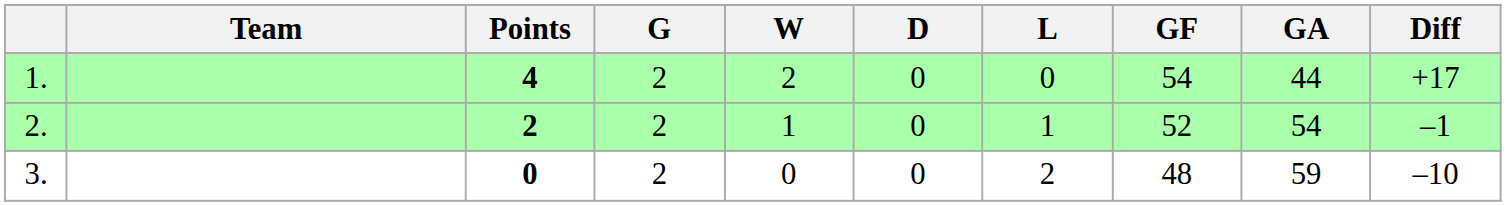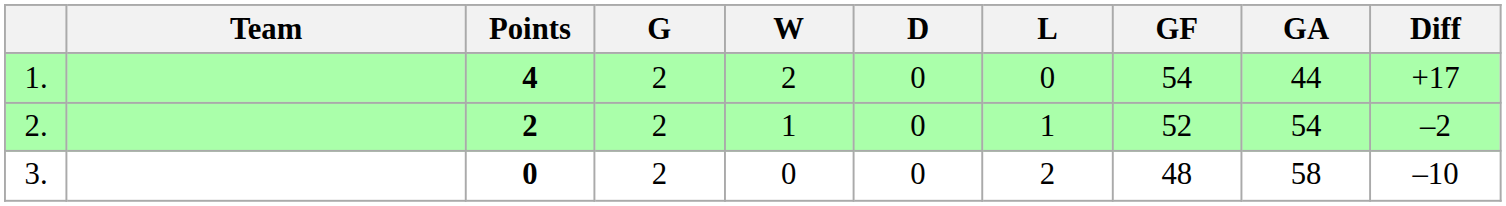(1435, 126) –1 -> (1435, 126) –2
(1306, 175) 59 -> (1306, 175) 58
